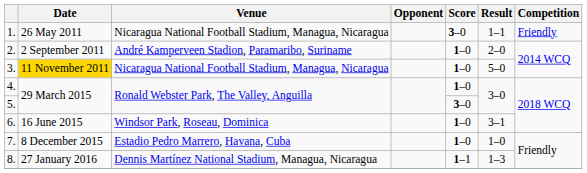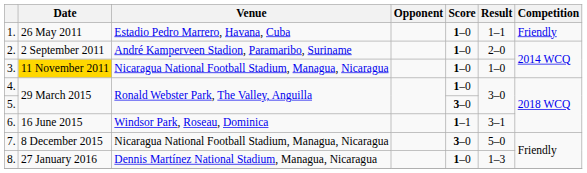(251, 31) Nicaragua National Football Stadium, Managua, Nicaragua -> (202, 31) Estadio Pedro Marrero, Havana, Cuba
(457, 31) 3–0 -> (462, 31) 1–0
(497, 68) 5–0 -> (497, 68) 1–0
(462, 123) 1–0 -> (462, 123) 1–1
(202, 141) Estadio Pedro Marrero, Havana, Cuba -> (251, 141) Nicaragua National Football Stadium, Managua, Nicaragua
(462, 141) 1–0 -> (462, 141) 3–0
(497, 141) 1–0 -> (497, 141) 5–0
(462, 159) 1–1 -> (462, 159) 1–0
